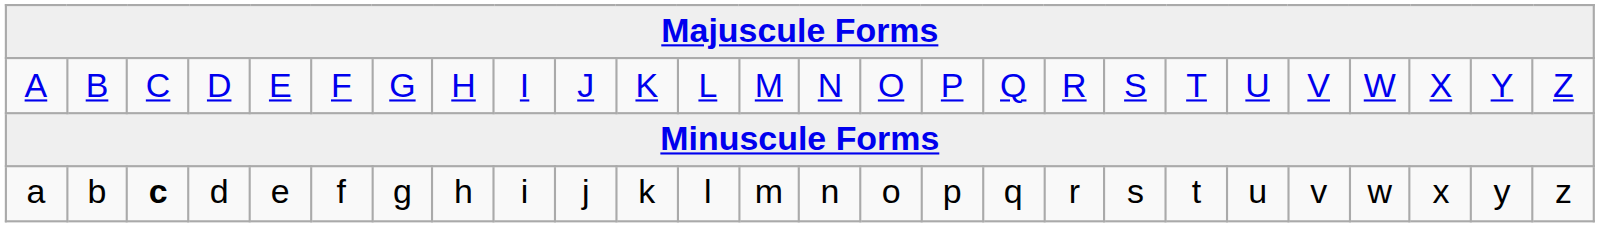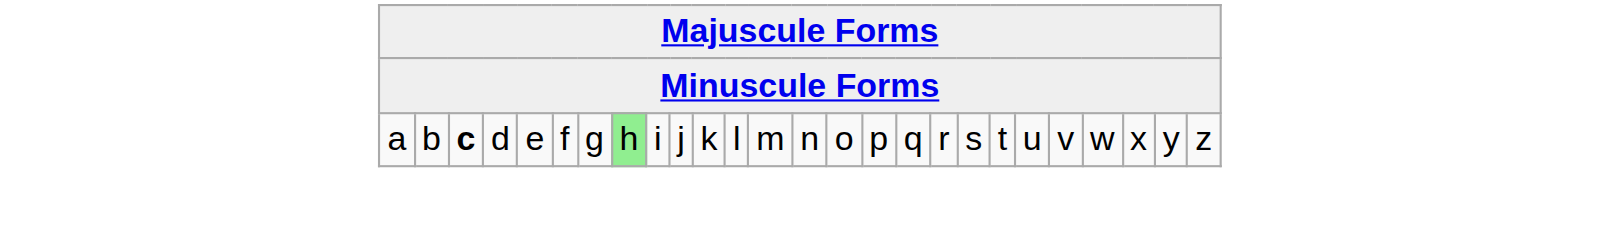- row: (36, 85)
(464, 192) no background -> (629, 138) lightgreen background
